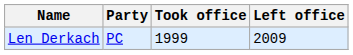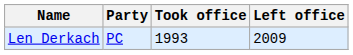(171, 39) 1999 -> (171, 39) 1993
